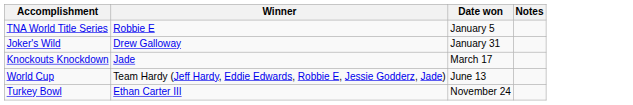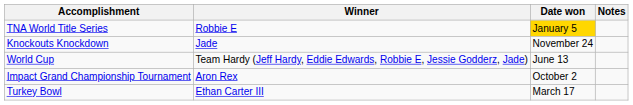(472, 28) no background -> (555, 28) gold background
- row: (34, 44)
(471, 60) March 17 -> (563, 44) November 24
+ row: (99, 76)
(481, 92) November 24 -> (554, 92) March 17
